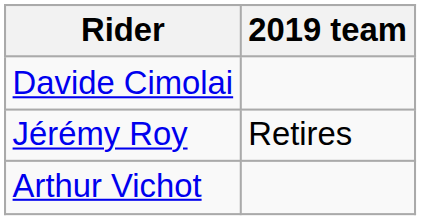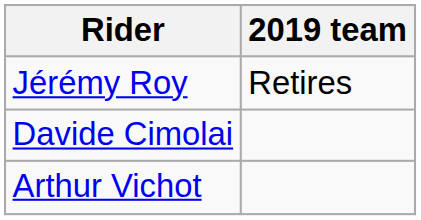rows swapped: (123, 82) <-> (100, 134)
